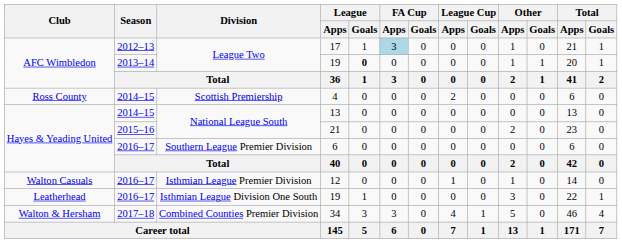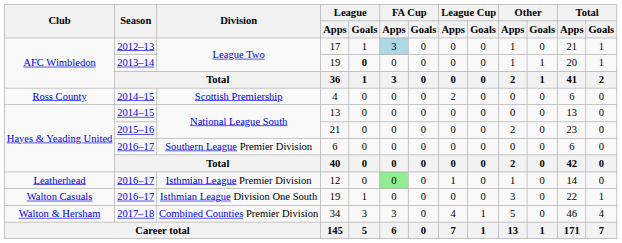(60, 180) Walton Casuals -> (60, 180) Leatherhead
(394, 180) no background -> (394, 180) lightgreen background
(60, 197) Leatherhead -> (60, 197) Walton Casuals
